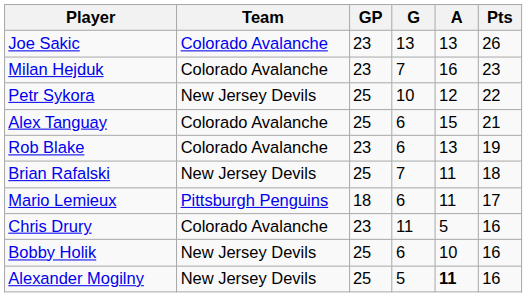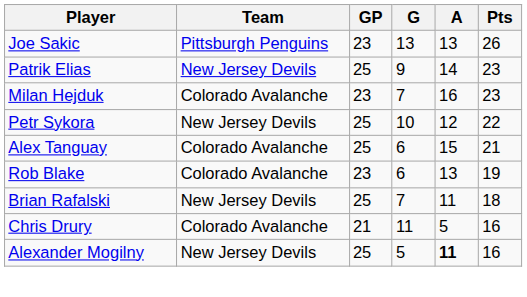(254, 43) Colorado Avalanche -> (254, 43) Pittsburgh Penguins
+ row: (50, 69)
- row: (62, 200)
(362, 226) 23 -> (362, 226) 21
- row: (52, 252)
